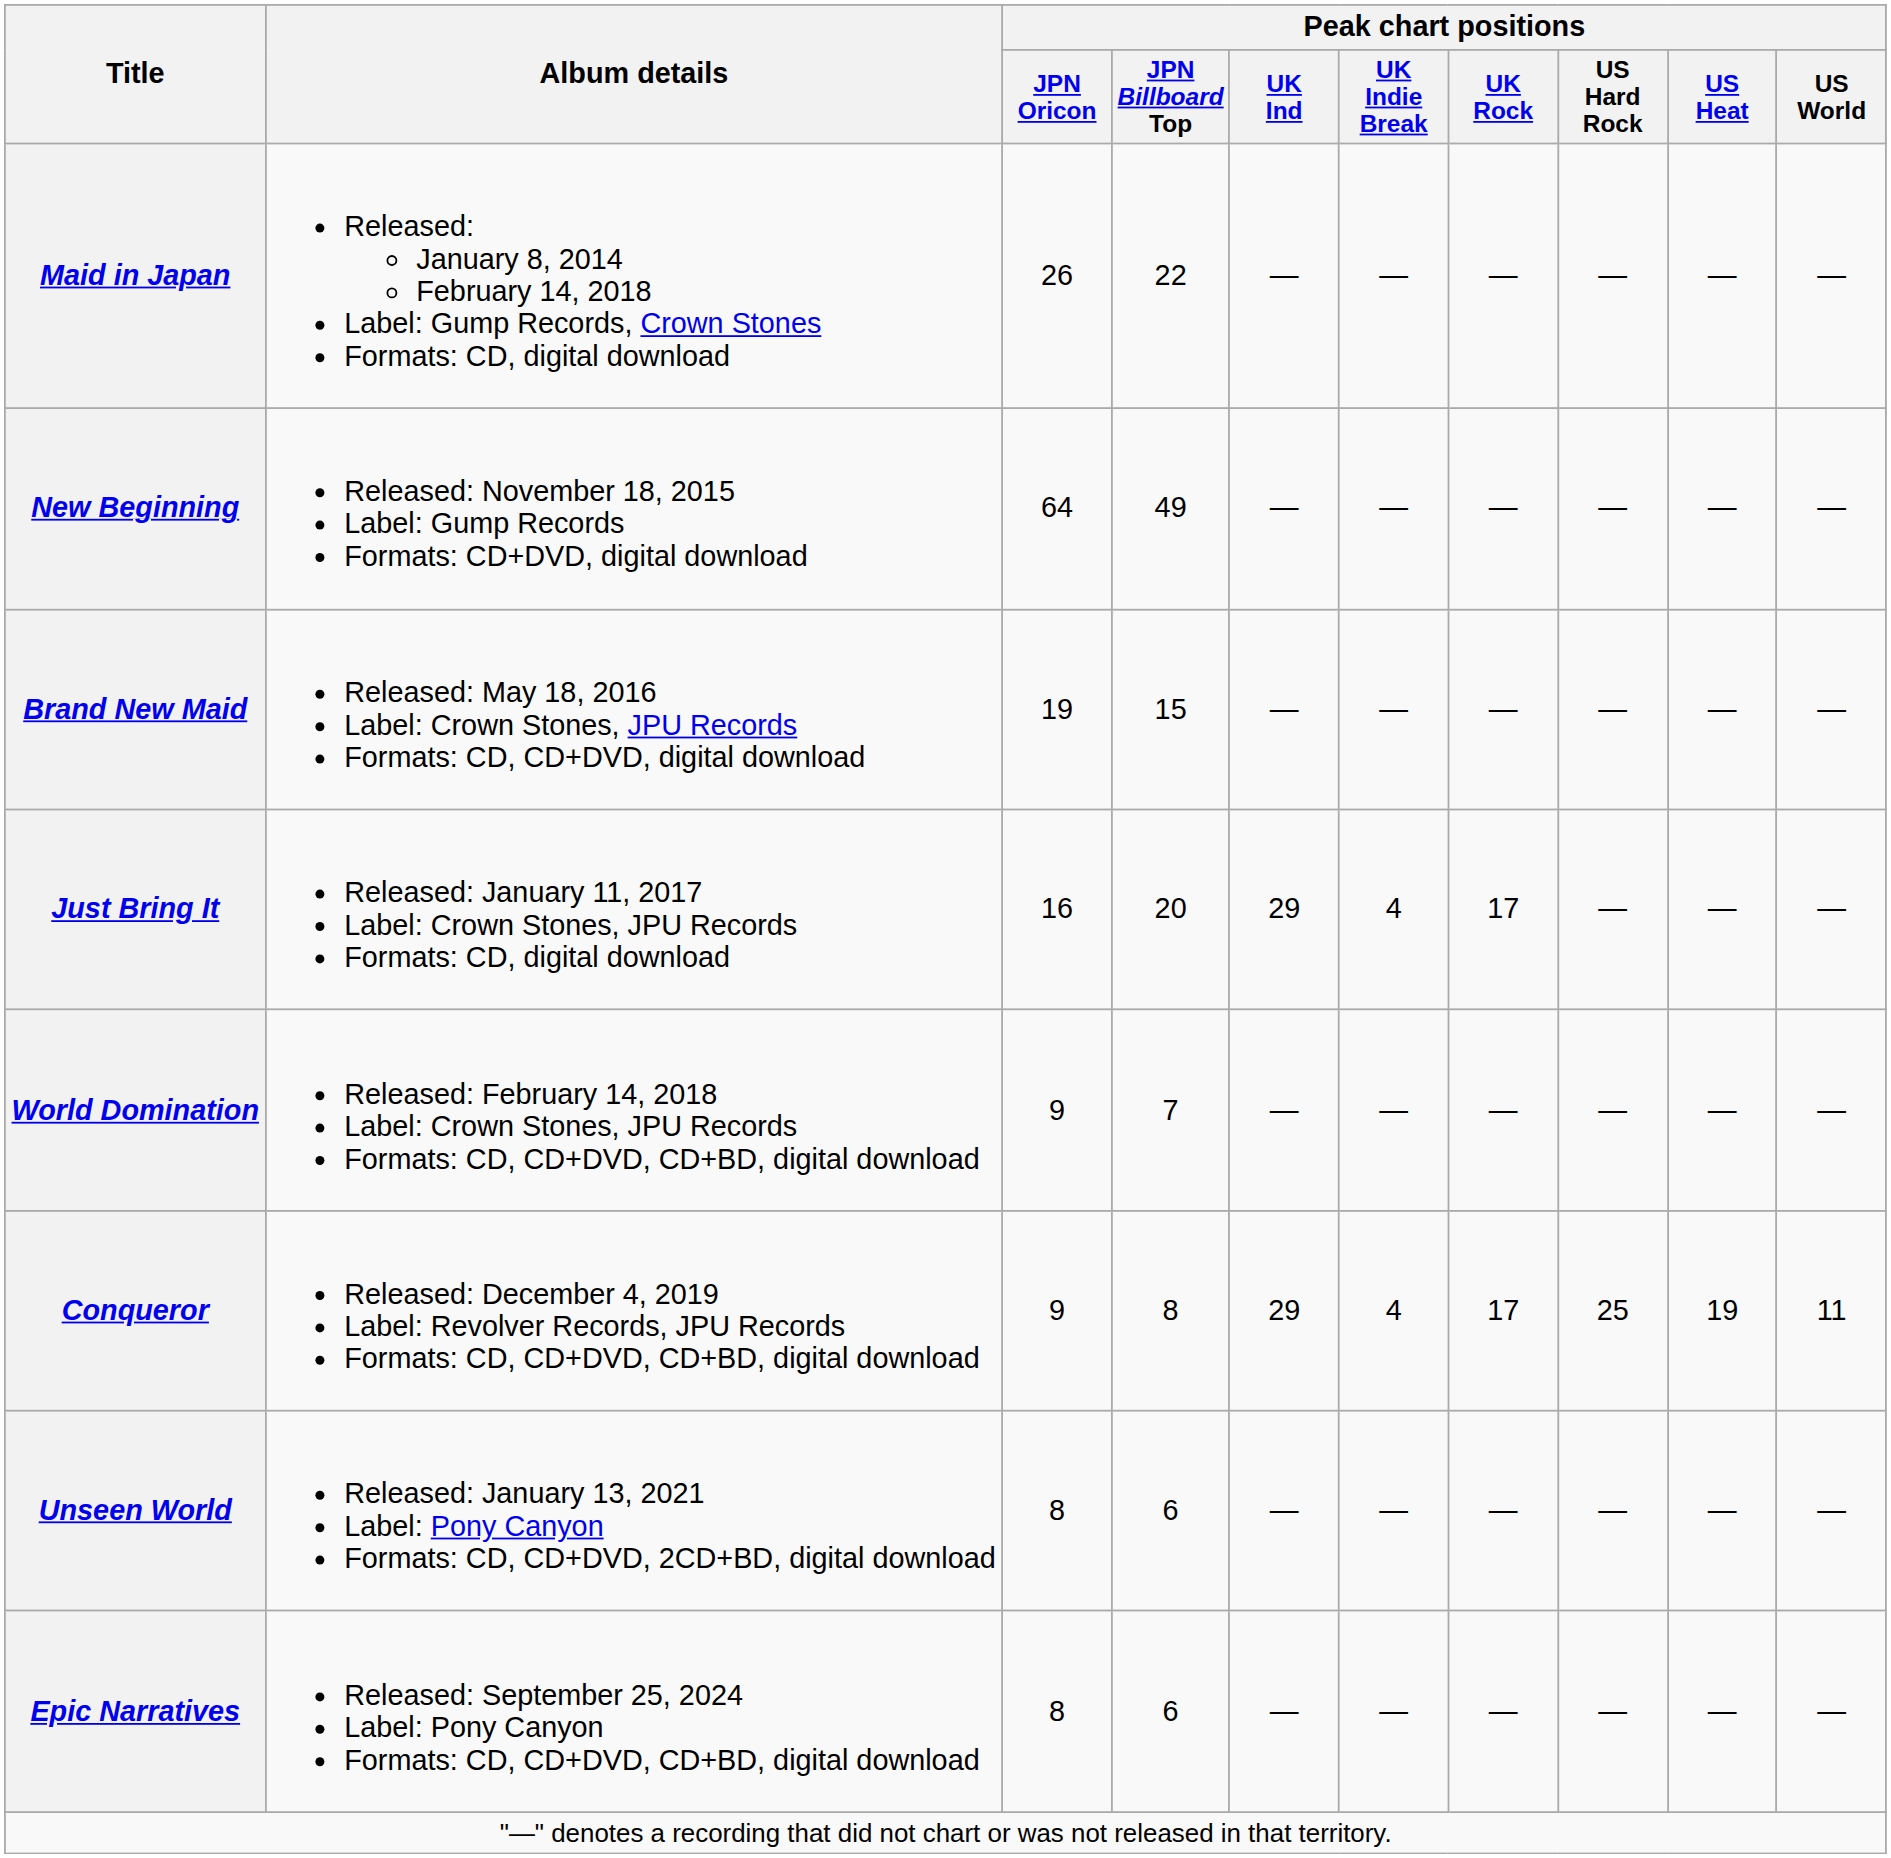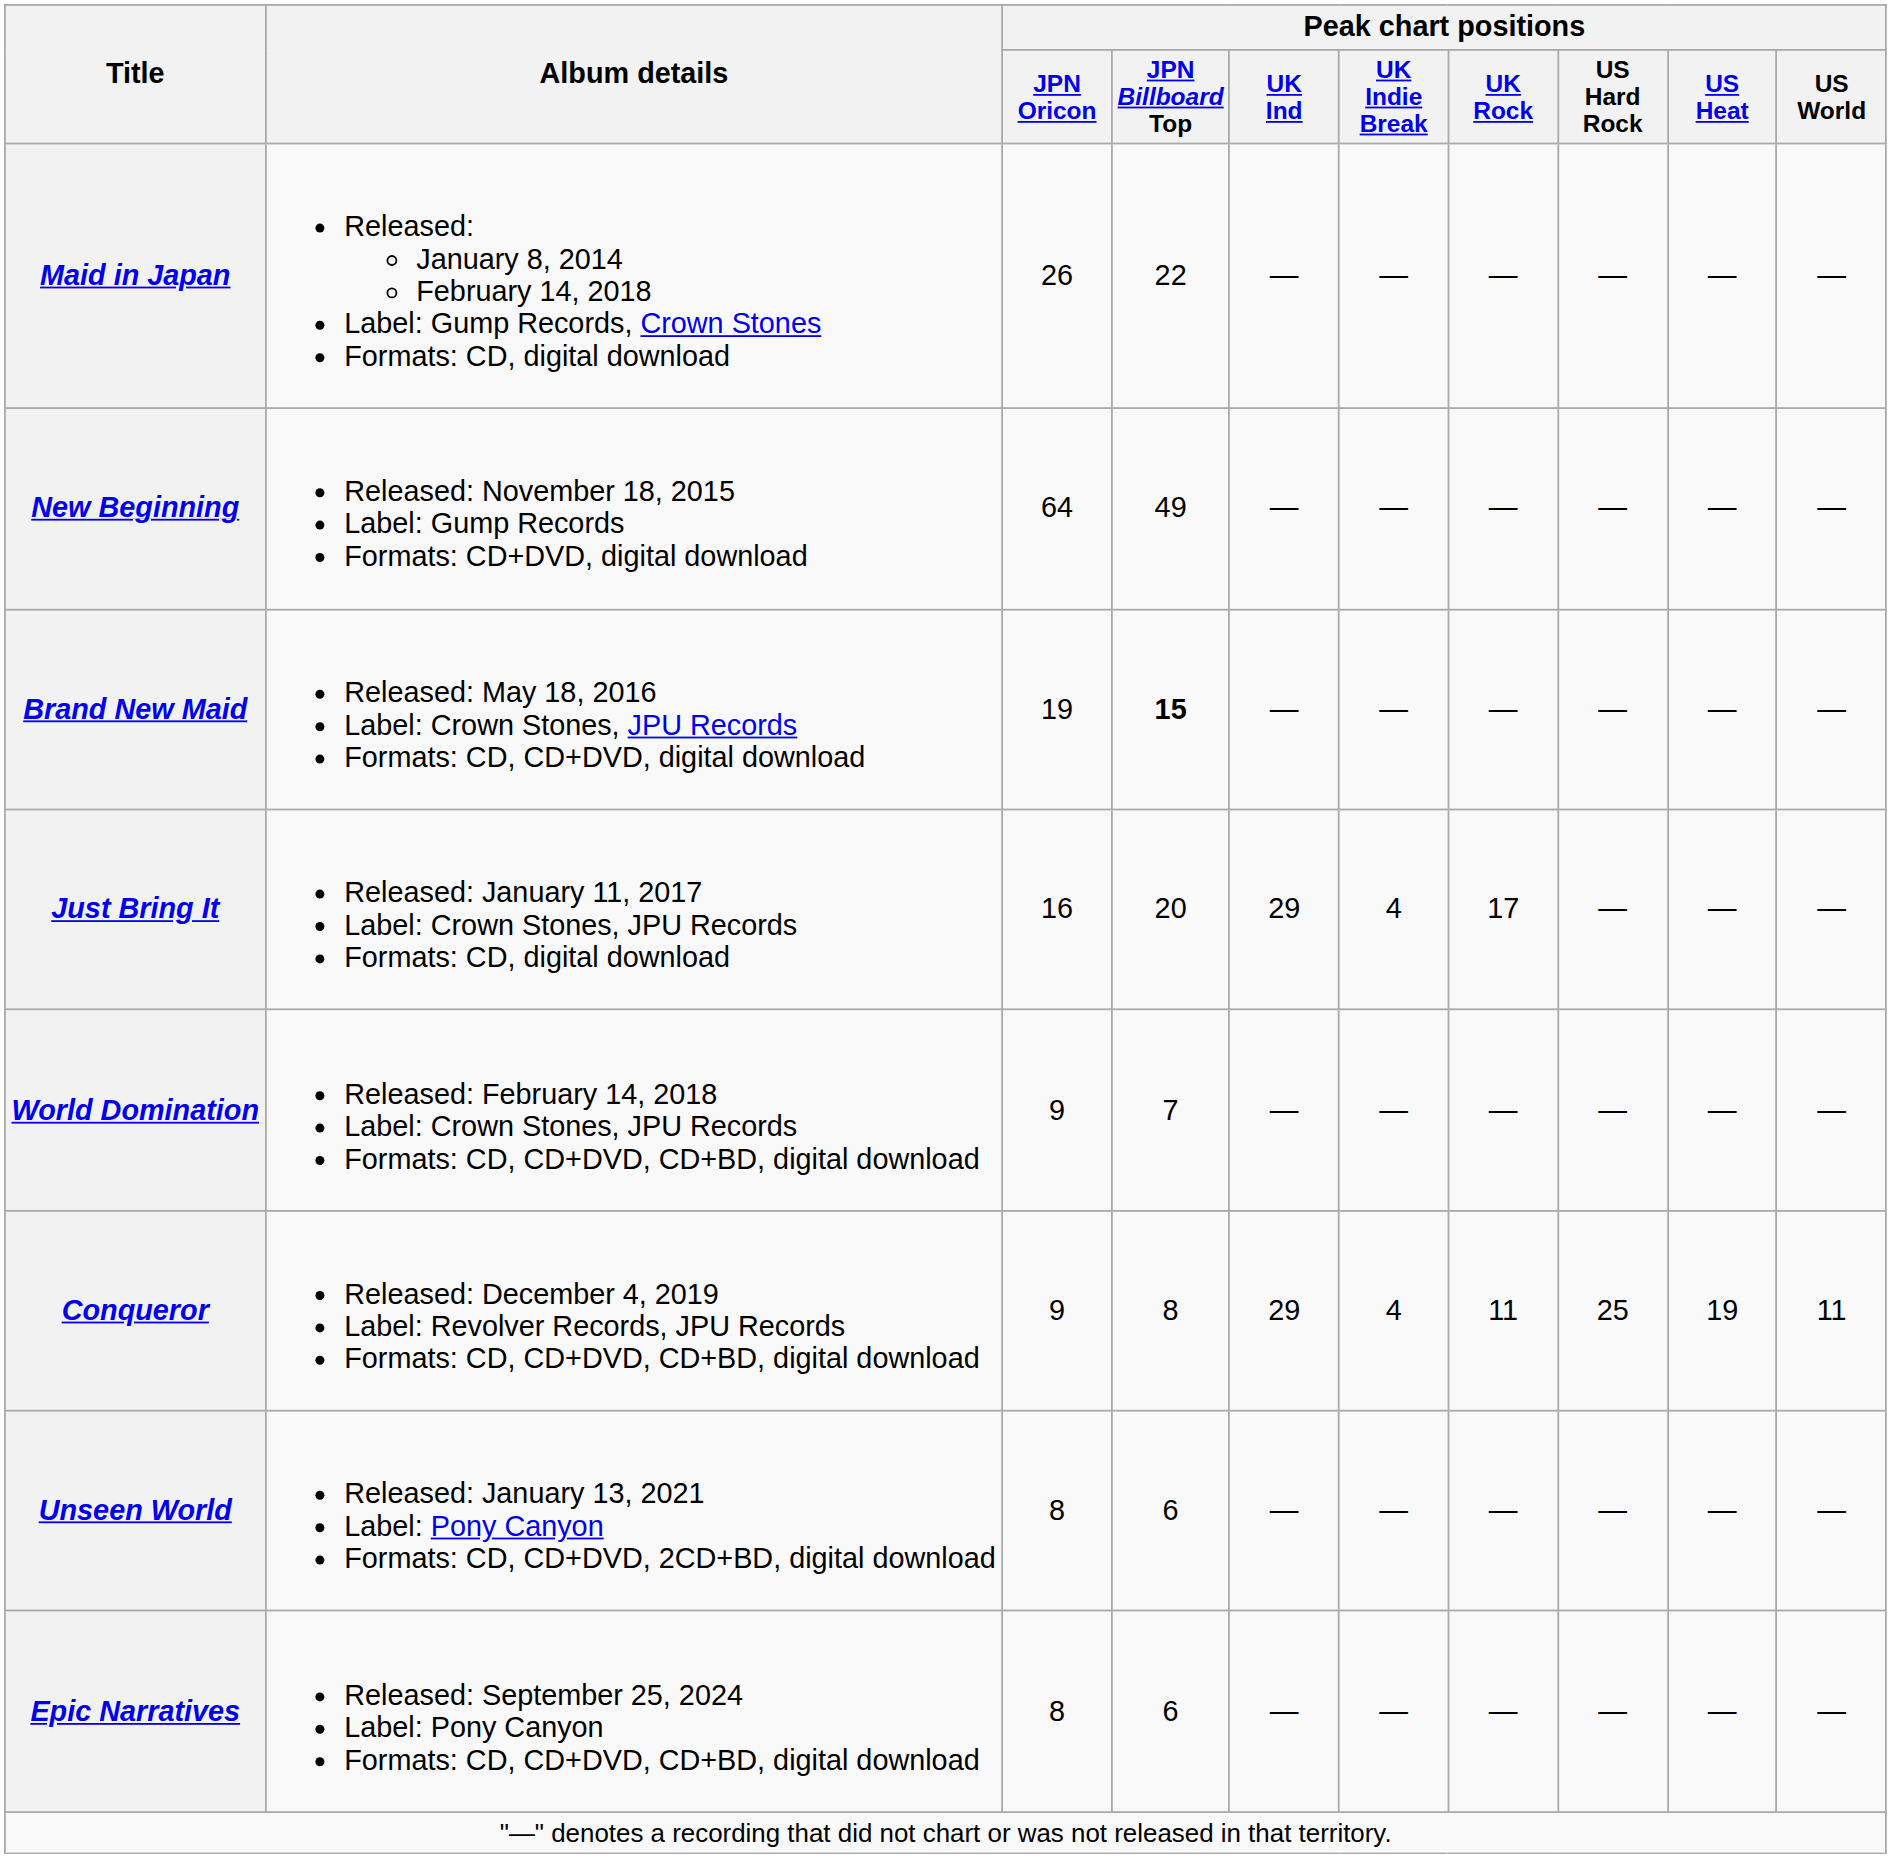(1171, 708) normal -> (1171, 708) bold
(1503, 1310) 17 -> (1503, 1310) 11
